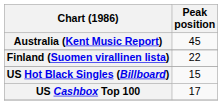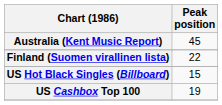(195, 91) 17 -> (195, 91) 19
